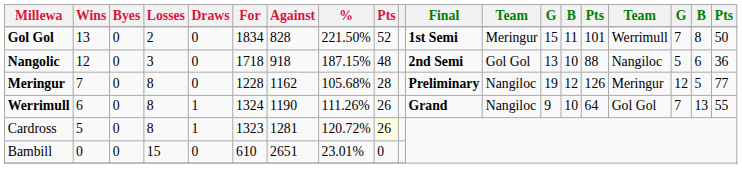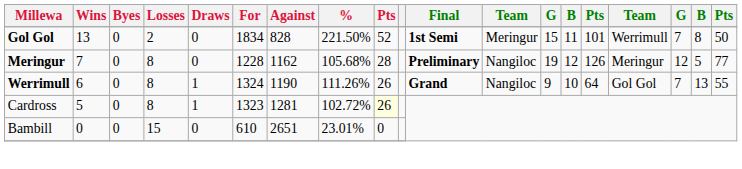- row: (34, 60)
(346, 128) 120.72% -> (346, 106) 102.72%
